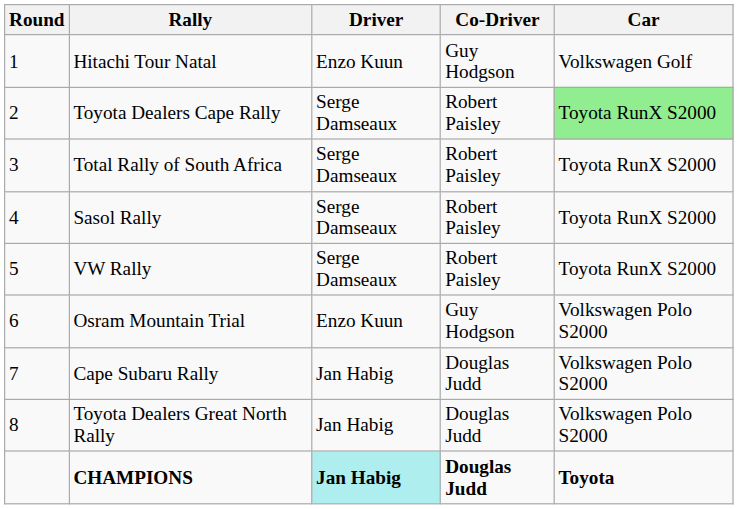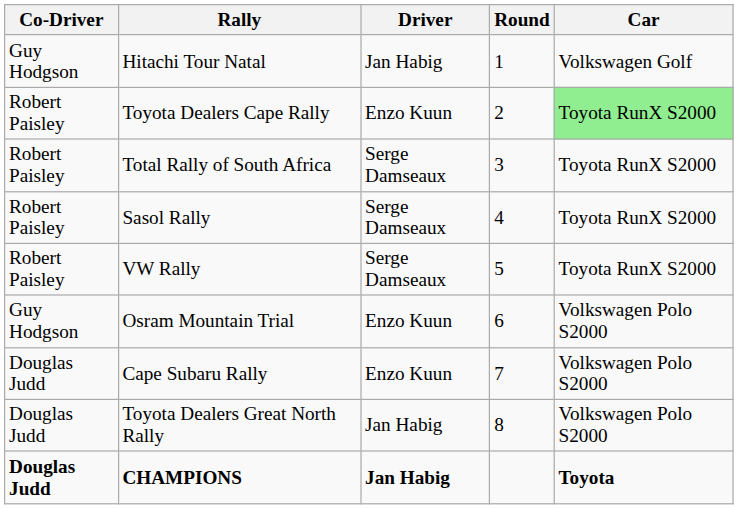columns swapped: (37, 19) <-> (497, 19)
(360, 60) Enzo Kuun -> (404, 60) Jan Habig
(357, 113) Serge Damseaux -> (409, 113) Enzo Kuun
(355, 373) Jan Habig -> (409, 373) Enzo Kuun
(358, 477) paleturquoise background -> (408, 477) no background
